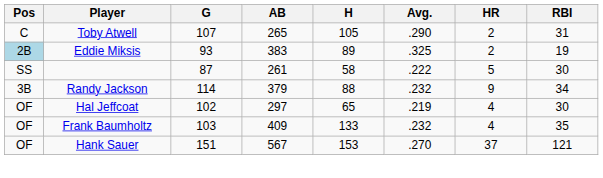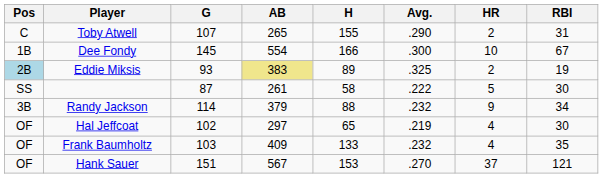(349, 32) 105 -> (349, 32) 155
+ row: (107, 51)
(277, 51) no background -> (277, 70) khaki background
